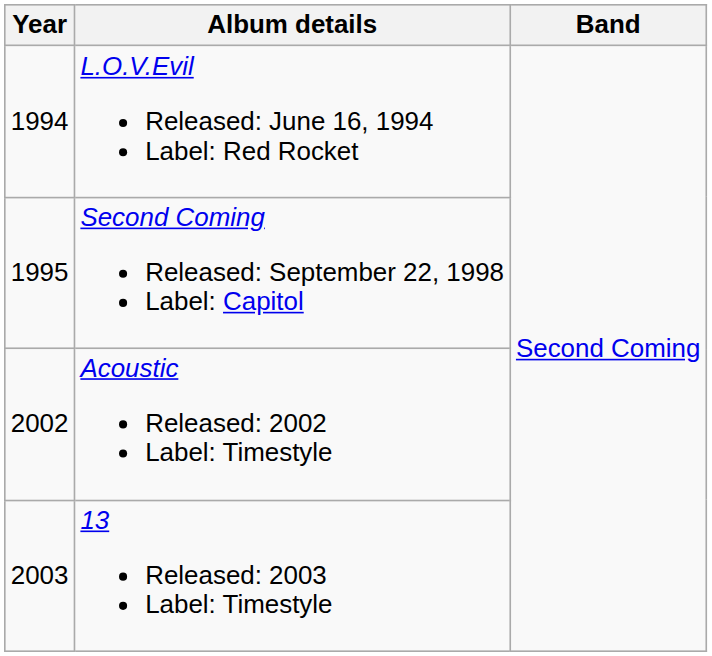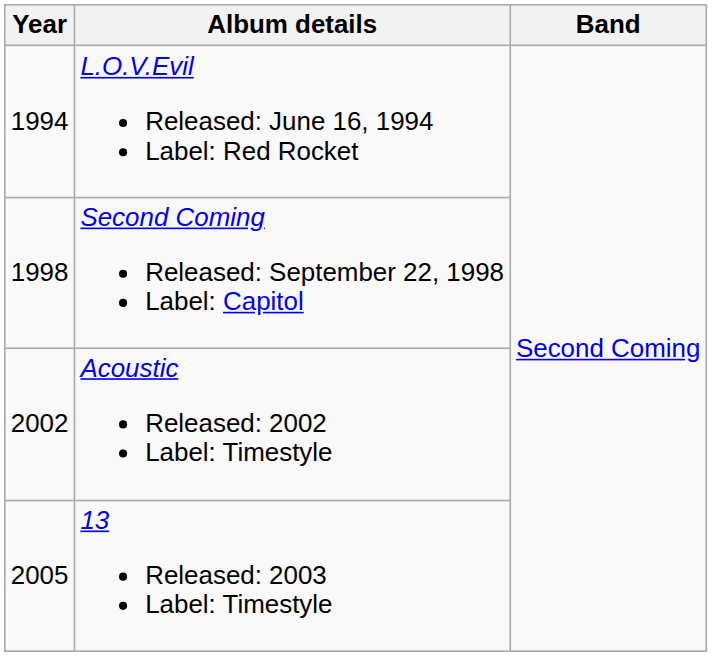(40, 272) 1995 -> (40, 272) 1998
(40, 575) 2003 -> (40, 575) 2005
